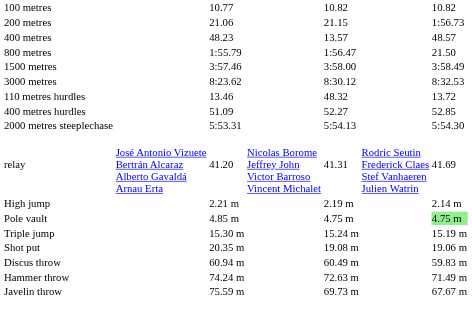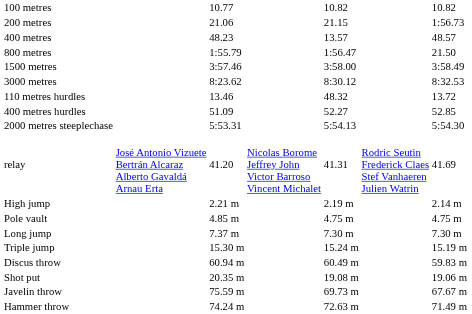(447, 218) lightgreen background -> (447, 218) no background
+ row: (28, 233)
rows swapped: (22, 248) <-> (32, 262)
rows swapped: (37, 277) <-> (33, 292)
